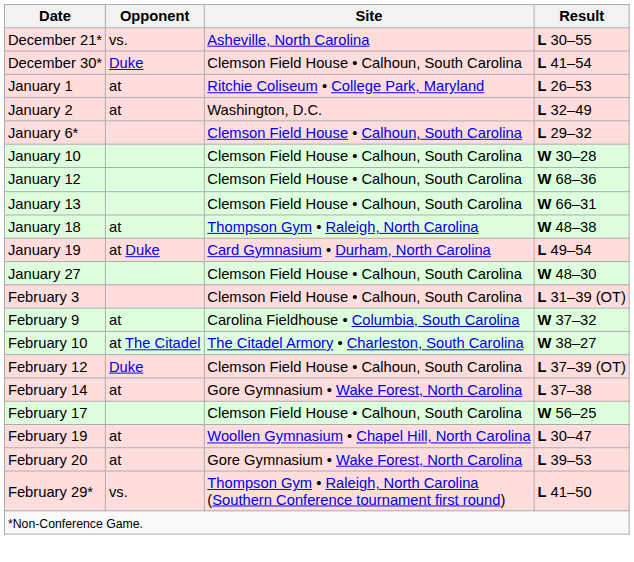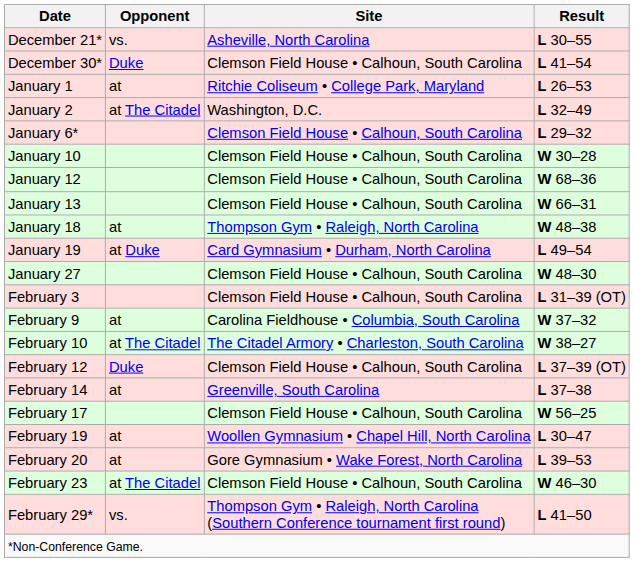(115, 110) at -> (155, 110) at The Citadel
(365, 390) Gore Gymnasium • Wake Forest, North Carolina -> (293, 390) Greenville, South Carolina
+ row: (48, 483)
